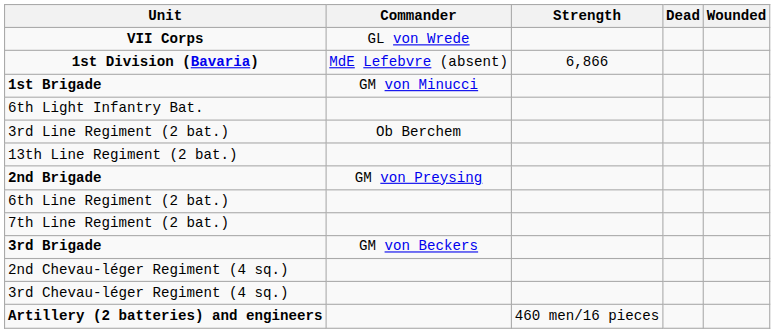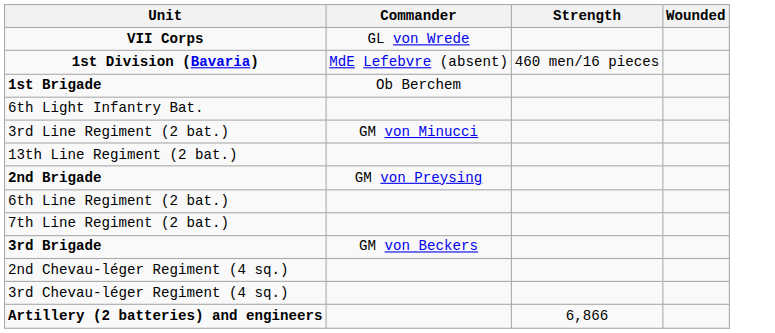- column: (683, 16)
(587, 62) 6,866 -> (587, 62) 460 men/16 pieces
(419, 85) GM von Minucci -> (419, 85) Ob Berchem
(419, 132) Ob Berchem -> (419, 132) GM von Minucci
(587, 316) 460 men/16 pieces -> (587, 316) 6,866
